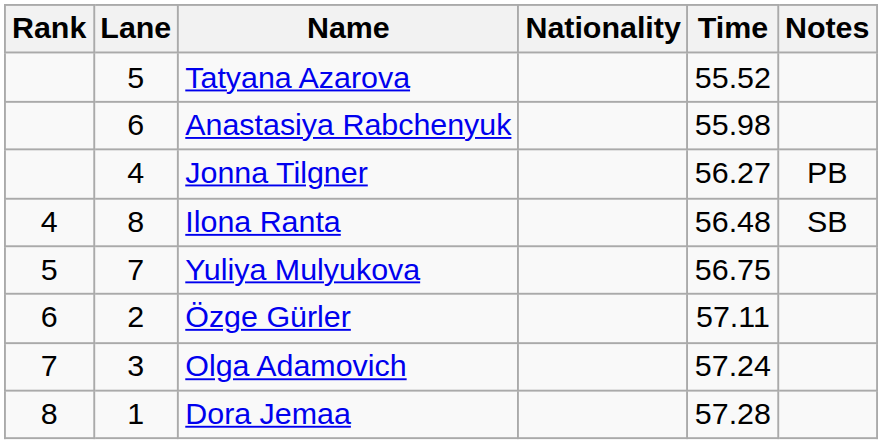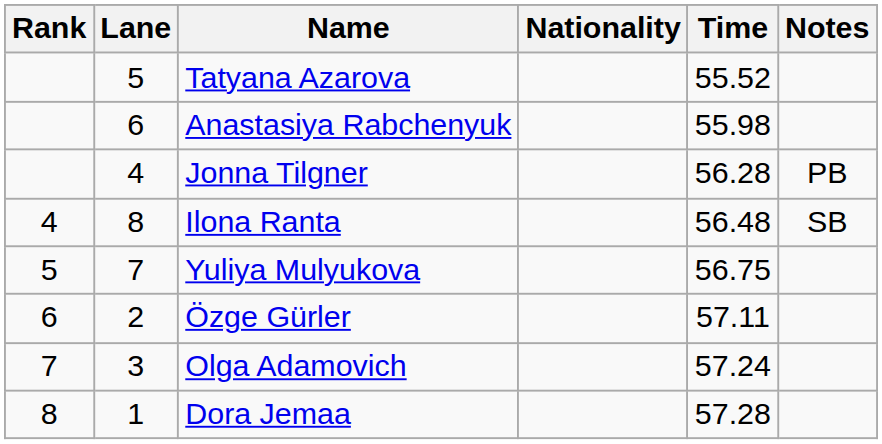(733, 173) 56.27 -> (733, 173) 56.28
